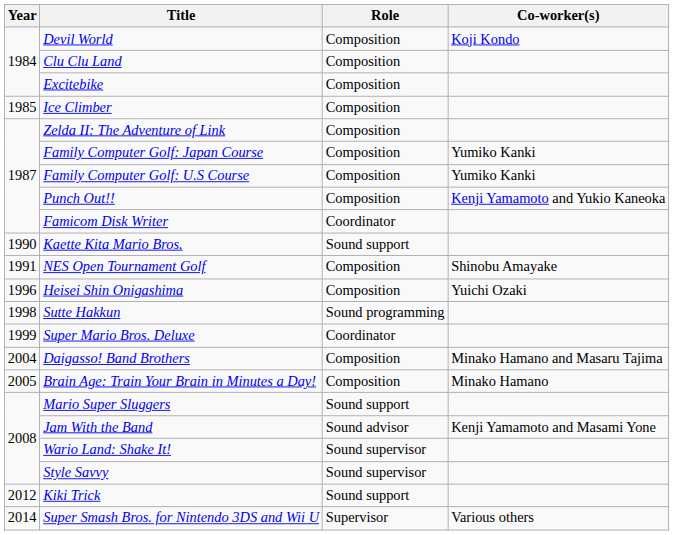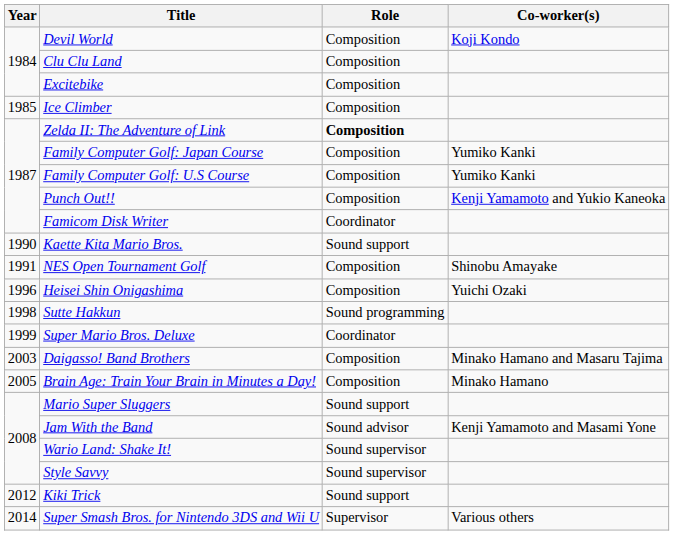(363, 130) normal -> (365, 130) bold
(22, 358) 2004 -> (22, 358) 2003
